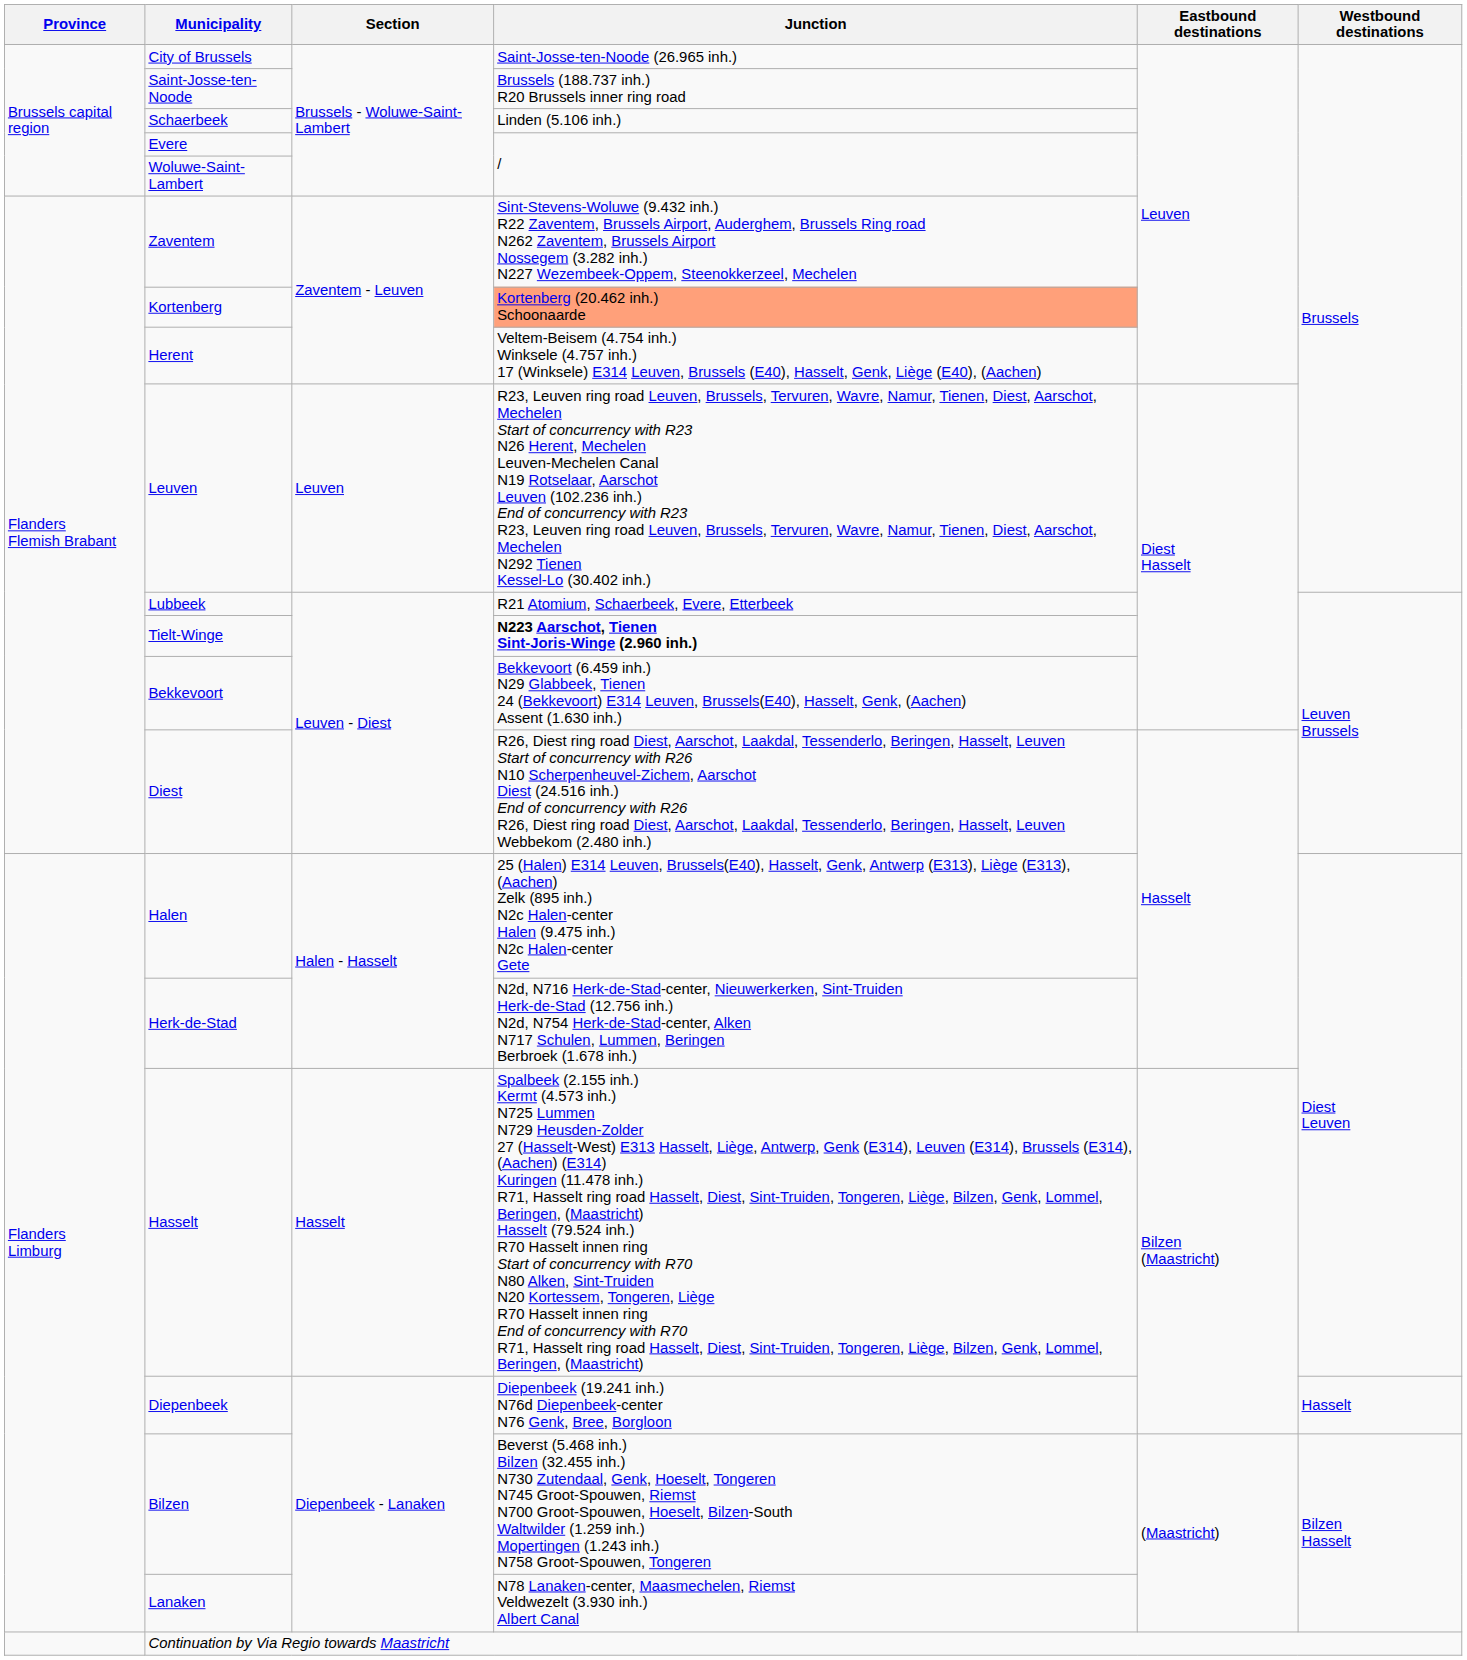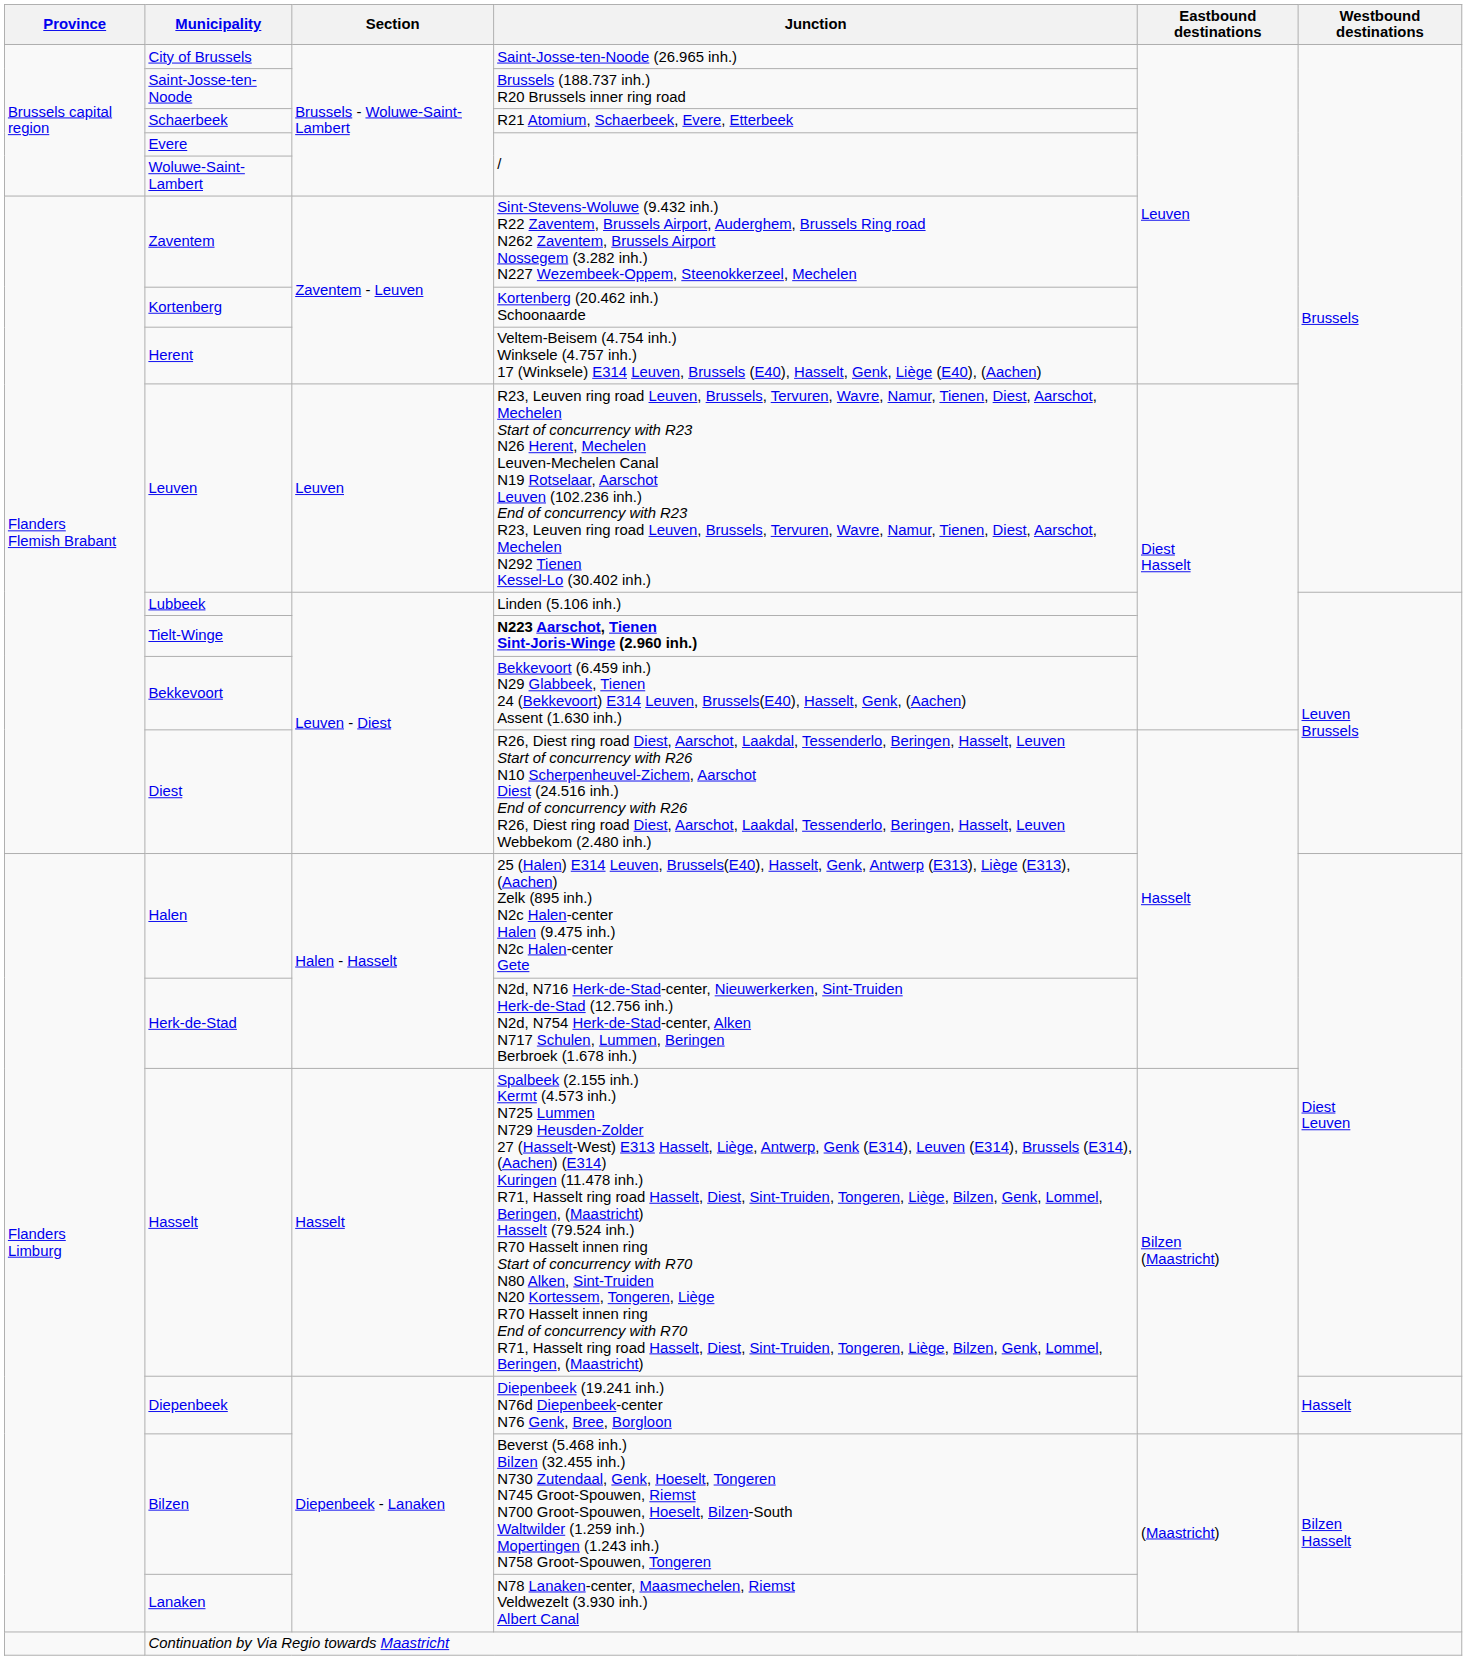(559, 120) Linden (5.106 inh.) -> (645, 120) R21 Atomium, Schaerbeek, Evere, Etterbeek
(578, 307) lightsalmon background -> (578, 307) no background
(645, 603) R21 Atomium, Schaerbeek, Evere, Etterbeek -> (559, 603) Linden (5.106 inh.)
